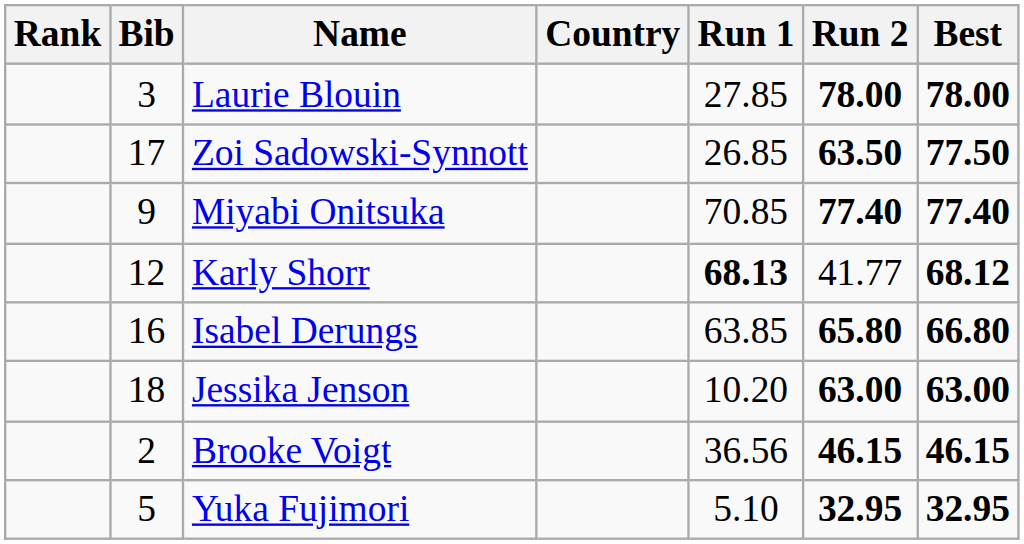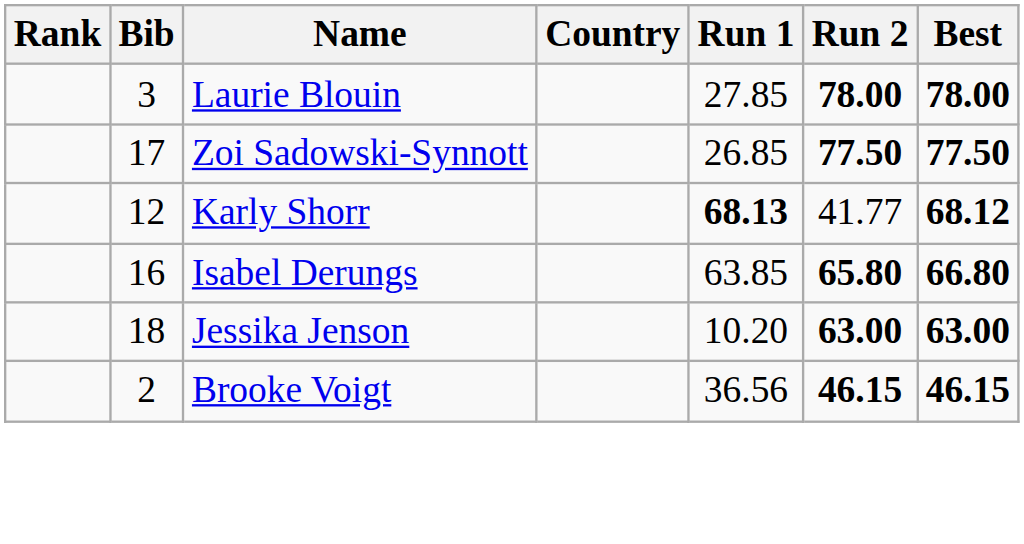(860, 152) 63.50 -> (860, 152) 77.50
- row: (318, 212)
- row: (301, 509)
